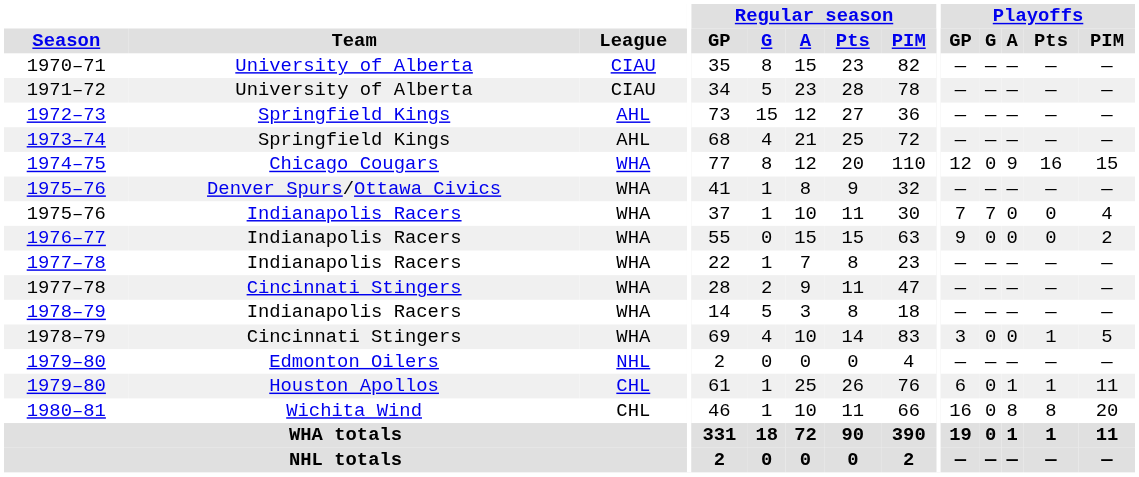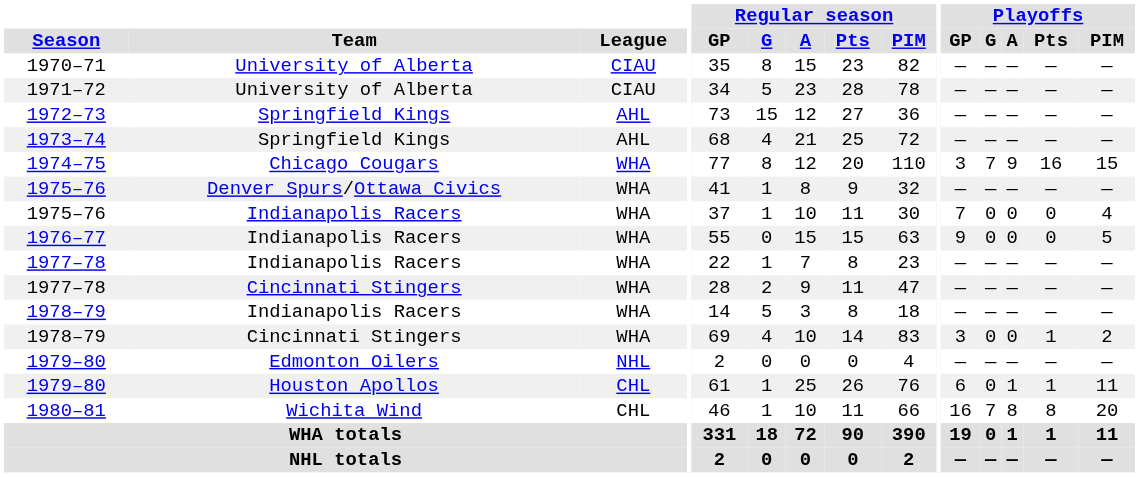(960, 164) 12 -> (960, 164) 3
(991, 164) 0 -> (991, 164) 7
(991, 214) 7 -> (991, 214) 0
(1107, 238) 2 -> (1107, 238) 5
(1107, 337) 5 -> (1107, 337) 2
(991, 411) 0 -> (991, 411) 7
